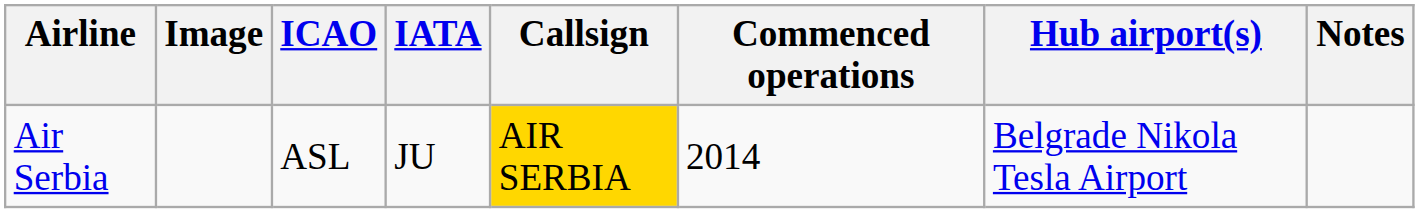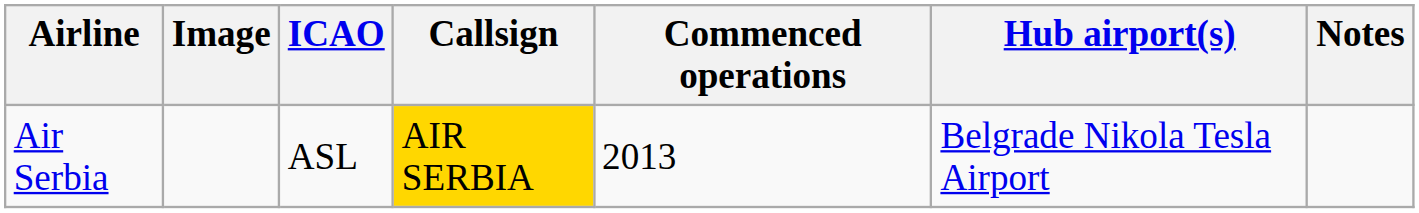- column: (438, 33)
(723, 155) 2014 -> (639, 155) 2013
